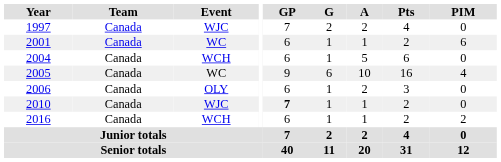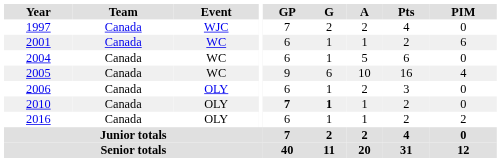(216, 58) WCH -> (216, 58) WC
(216, 104) WJC -> (216, 104) OLY
(329, 104) normal -> (329, 104) bold
(216, 119) WCH -> (216, 119) OLY
